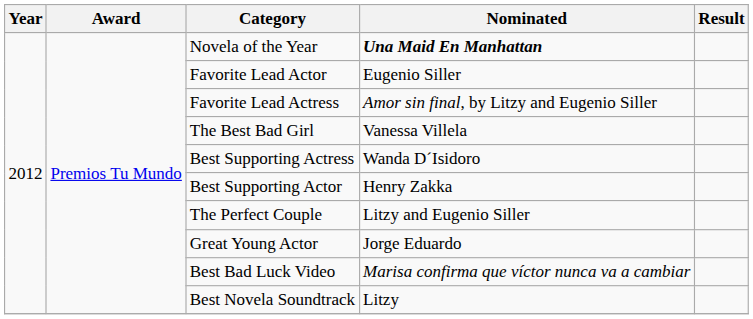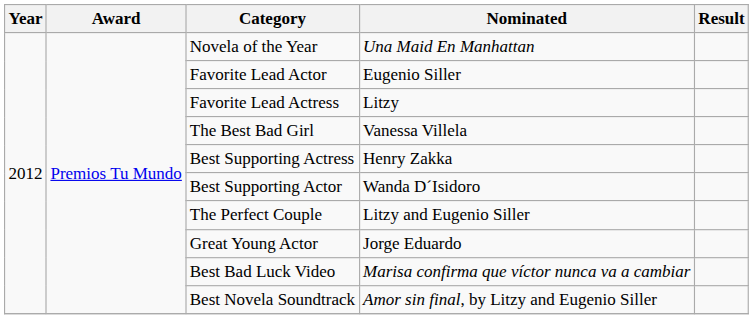(453, 46) bold -> (449, 46) normal
(510, 102) Amor sin final, by Litzy and Eugenio Siller -> (381, 102) Litzy
(422, 159) Wanda D´Isidoro -> (408, 159) Henry Zakka
(408, 187) Henry Zakka -> (422, 187) Wanda D´Isidoro
(381, 299) Litzy -> (510, 299) Amor sin final, by Litzy and Eugenio Siller
